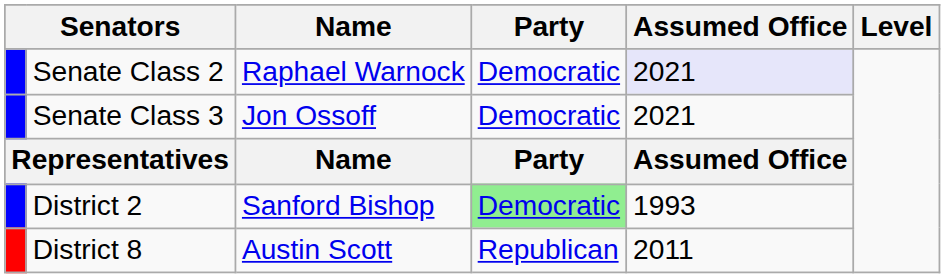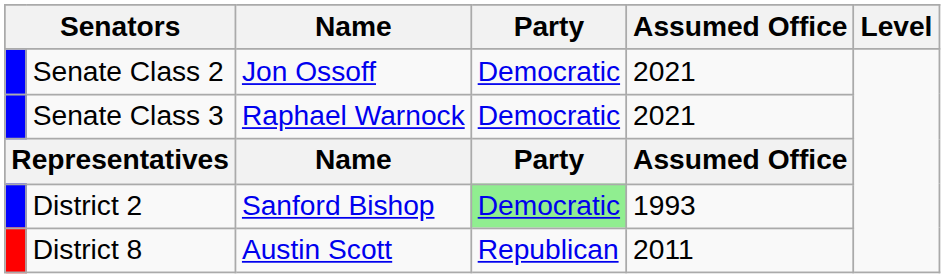(353, 71) Raphael Warnock -> (309, 71) Jon Ossoff
(664, 71) lavender background -> (664, 71) no background
(309, 116) Jon Ossoff -> (353, 116) Raphael Warnock
